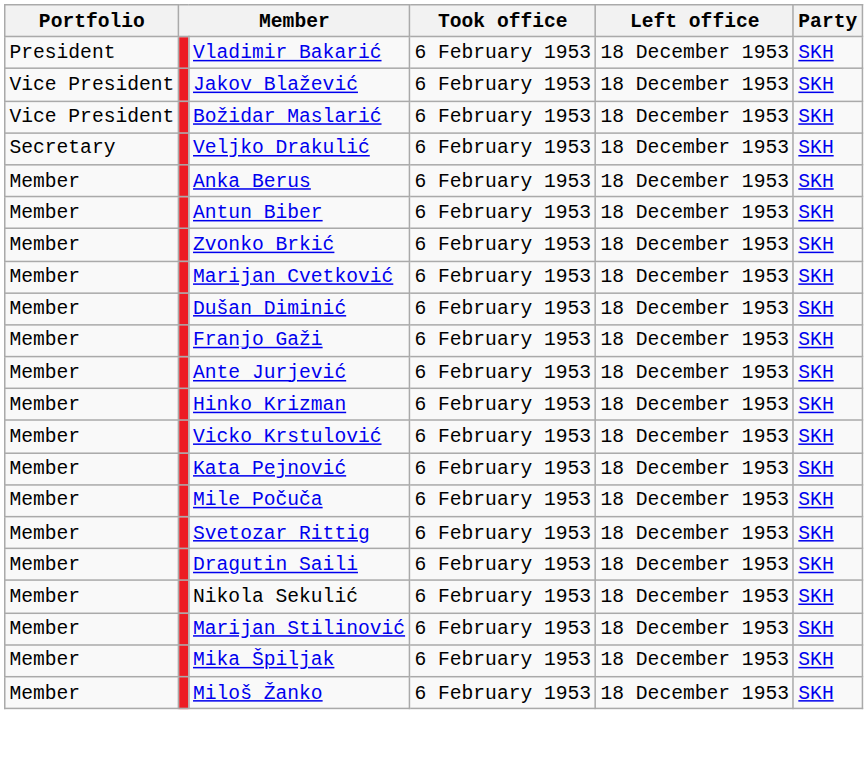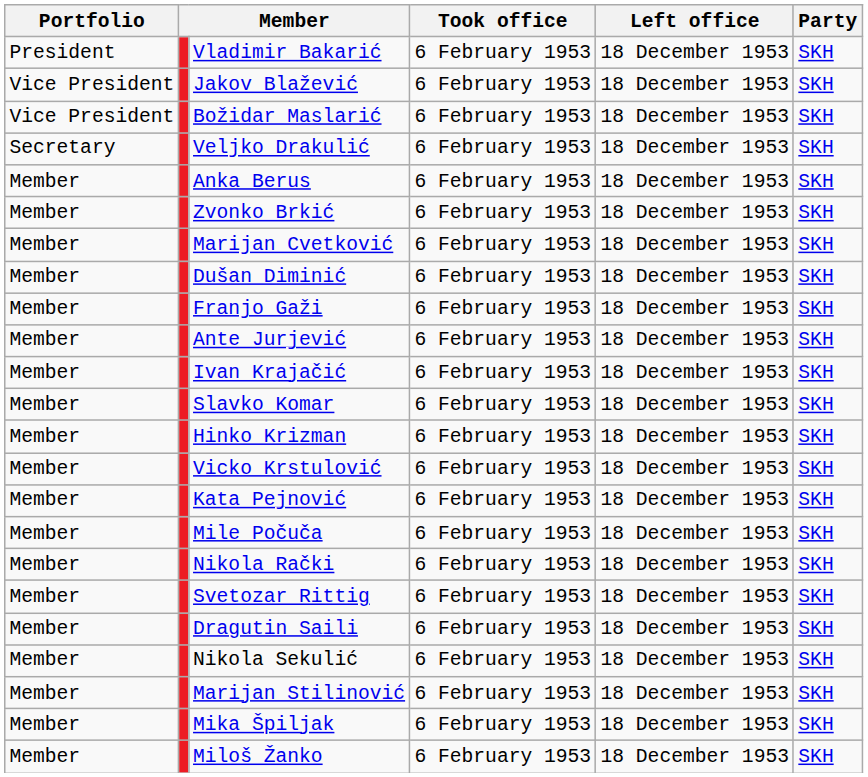- row: (258, 213)
+ row: (270, 373)
+ row: (264, 405)
+ row: (264, 565)
